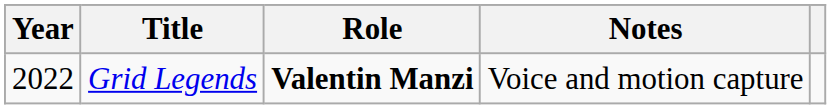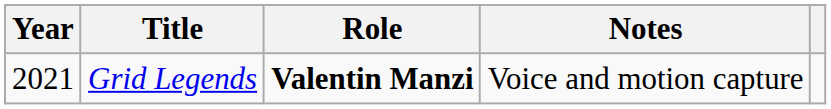(43, 77) 2022 -> (43, 77) 2021
